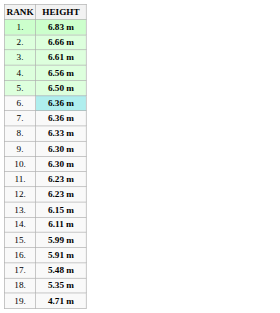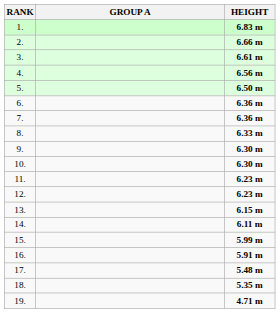+ column: (130, 12)
(61, 103) paleturquoise background -> (250, 103) no background
